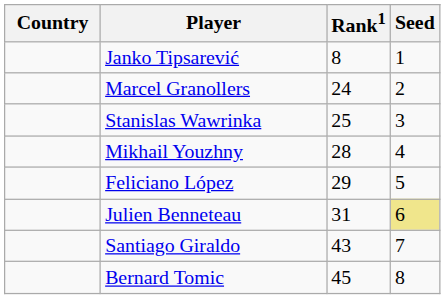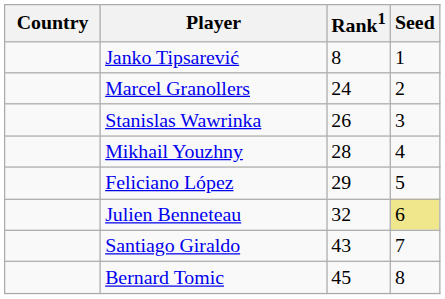(341, 119) 25 -> (341, 119) 26
(341, 214) 31 -> (341, 214) 32
